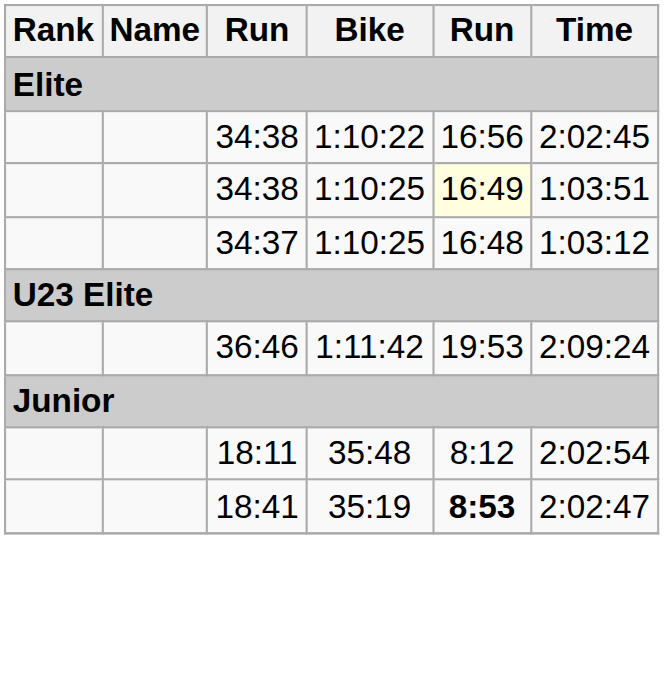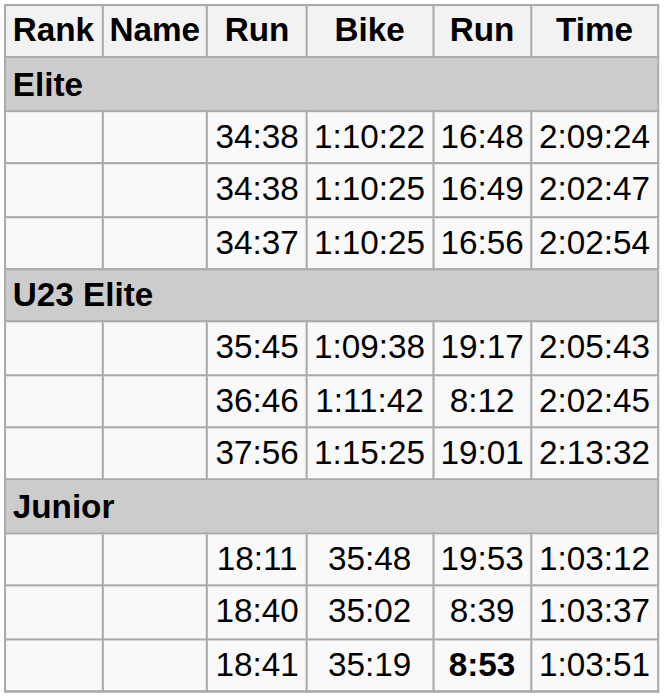(482, 136) 16:56 -> (482, 136) 16:48
(595, 136) 2:02:45 -> (595, 136) 2:09:24
(482, 189) lightyellow background -> (482, 189) no background
(595, 189) 1:03:51 -> (595, 189) 2:02:47
(482, 242) 16:48 -> (482, 242) 16:56
(595, 242) 1:03:12 -> (595, 242) 2:02:54
+ row: (257, 347)
(482, 347) 19:53 -> (482, 400) 8:12
(595, 347) 2:09:24 -> (595, 400) 2:02:45
+ row: (257, 453)
(482, 453) 8:12 -> (482, 558) 19:53
(595, 453) 2:02:54 -> (595, 558) 1:03:12
+ row: (257, 611)
(595, 505) 2:02:47 -> (595, 664) 1:03:51
